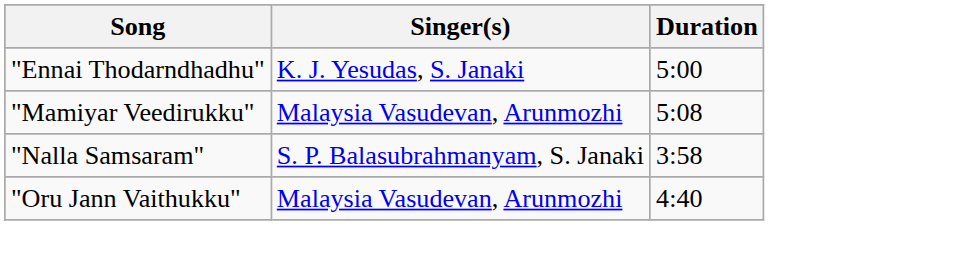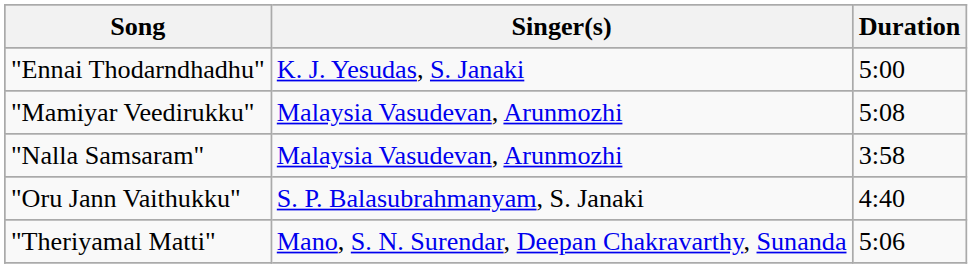(460, 155) S. P. Balasubrahmanyam, S. Janaki -> (450, 155) Malaysia Vasudevan, Arunmozhi
(450, 198) Malaysia Vasudevan, Arunmozhi -> (460, 198) S. P. Balasubrahmanyam, S. Janaki
+ row: (113, 241)
